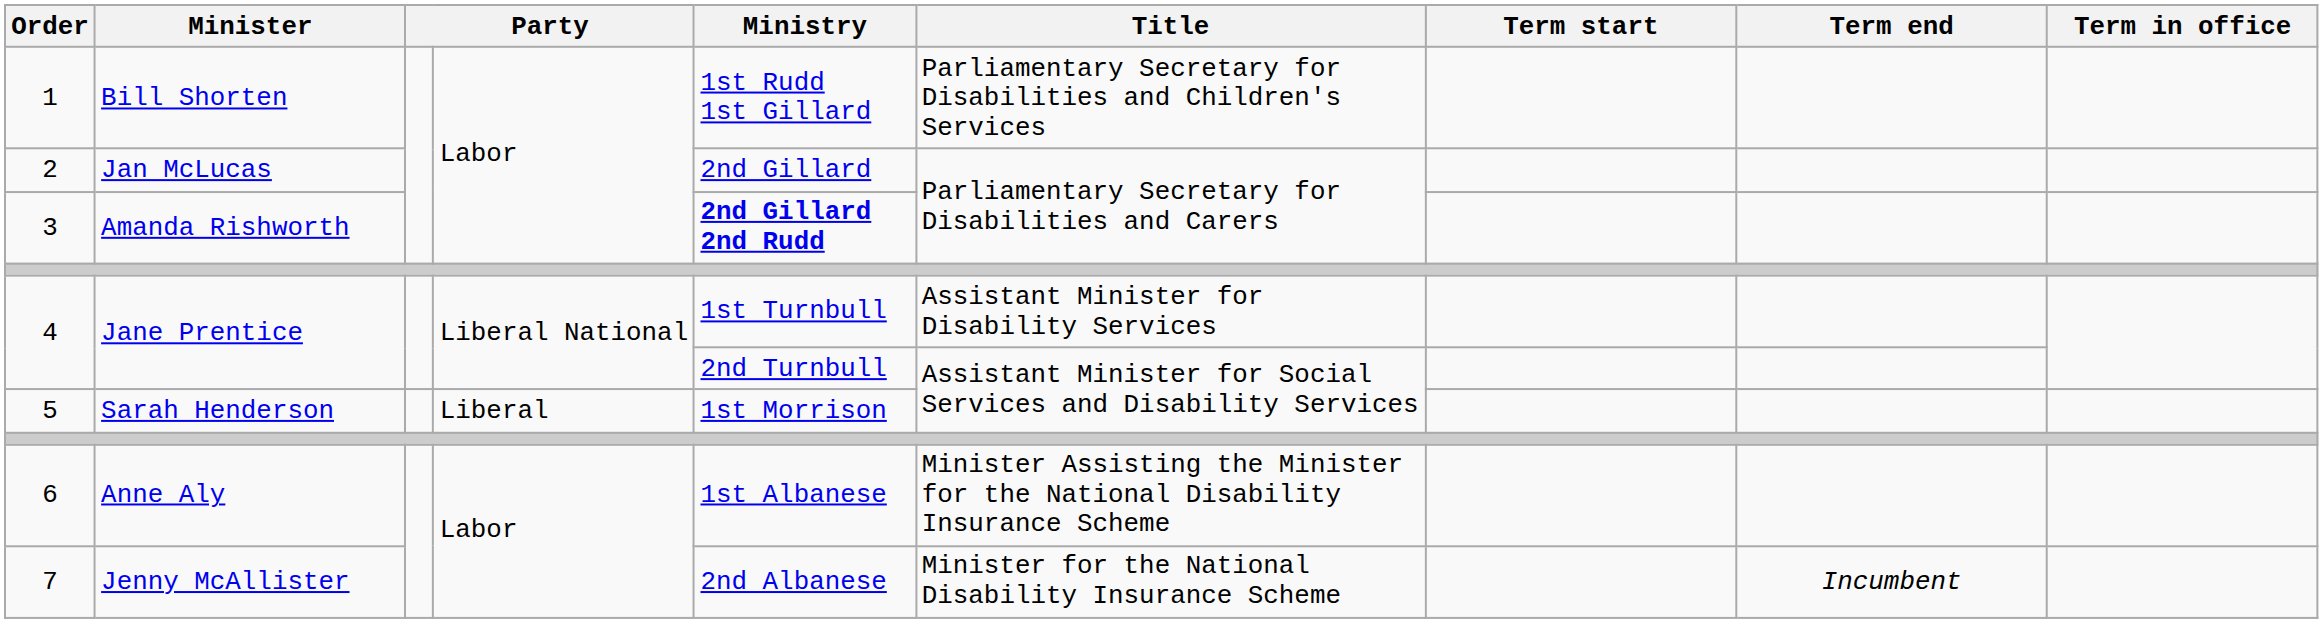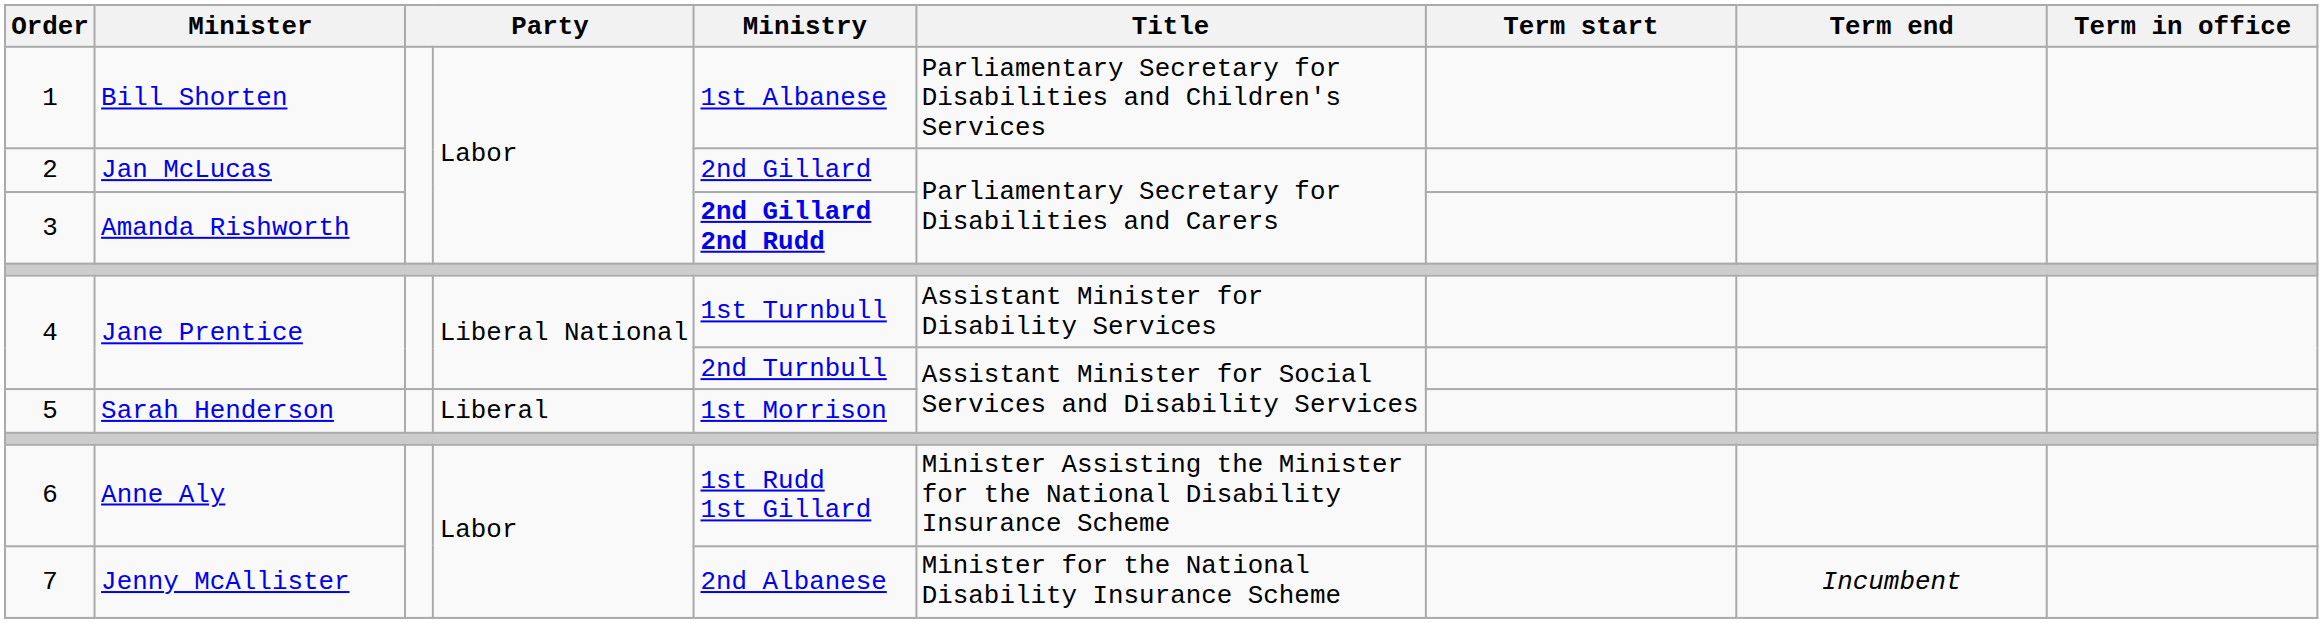(786, 98) 1st Rudd 1st Gillard -> (794, 98) 1st Albanese
(794, 495) 1st Albanese -> (786, 495) 1st Rudd 1st Gillard
